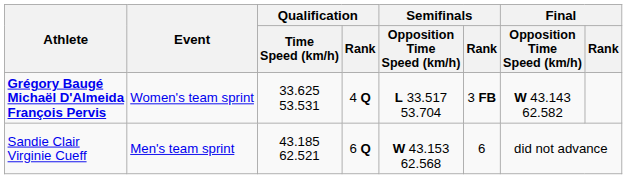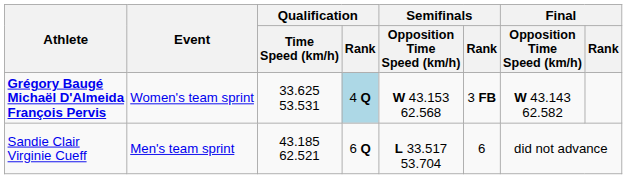(360, 98) no background -> (360, 98) lightblue background
(421, 106) L 33.517 53.704 -> (421, 106) W 43.153 62.568
(421, 156) W 43.153 62.568 -> (421, 156) L 33.517 53.704
